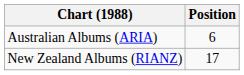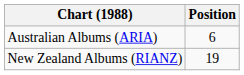(212, 59) 17 -> (212, 59) 19
